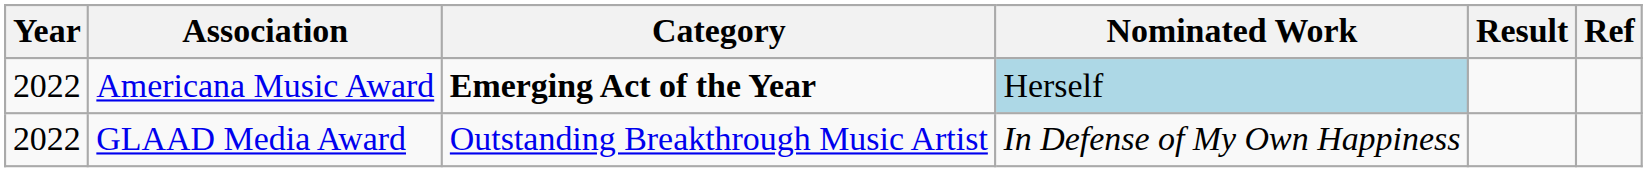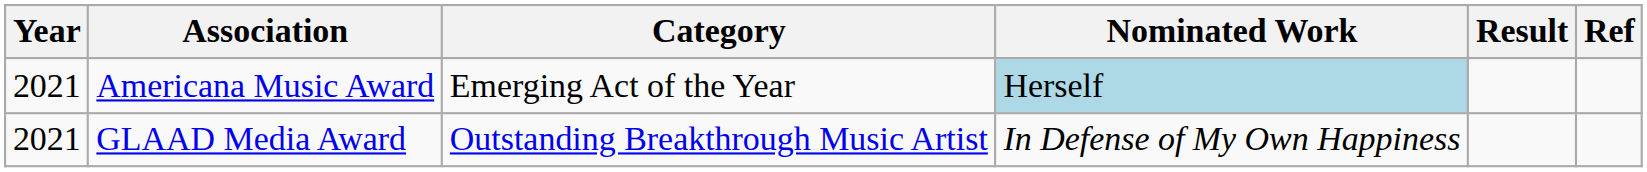(47, 85) 2022 -> (47, 85) 2021
(633, 85) bold -> (622, 85) normal
(47, 138) 2022 -> (47, 138) 2021
